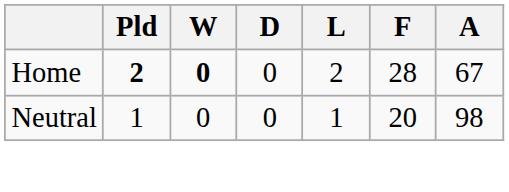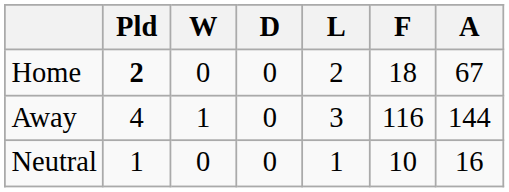(203, 72) bold -> (203, 72) normal
(403, 72) 28 -> (403, 72) 18
+ row: (44, 117)
(403, 117) 20 -> (403, 162) 10
(469, 117) 98 -> (469, 162) 16
